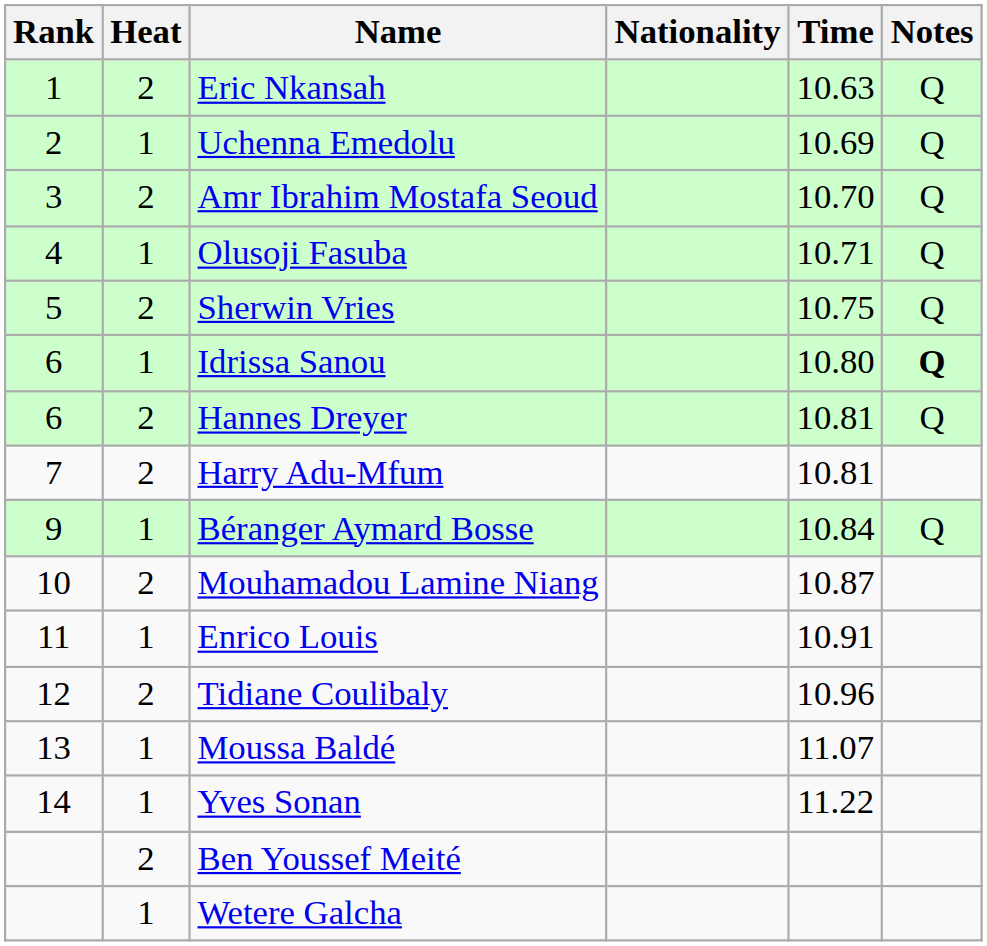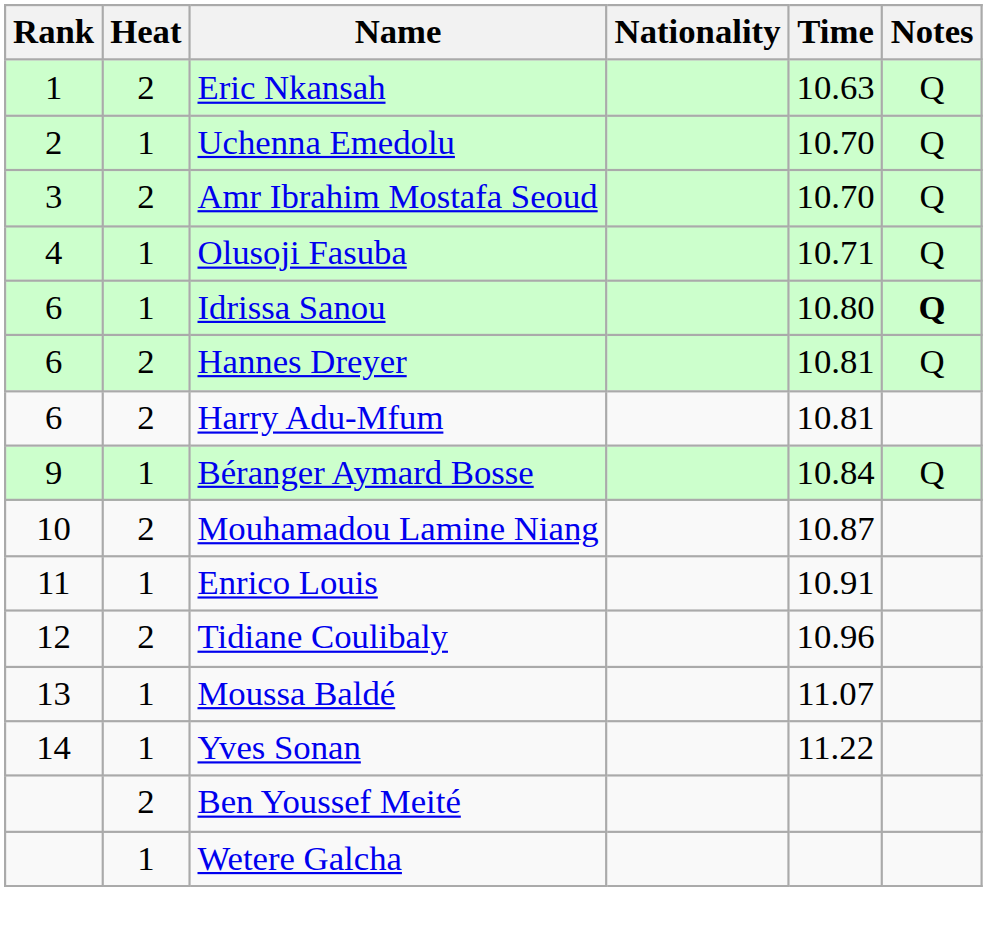(836, 142) 10.69 -> (836, 142) 10.70
- row: (296, 307)
(54, 472) 7 -> (54, 417) 6
